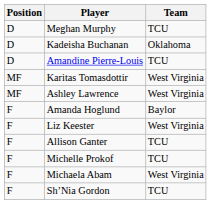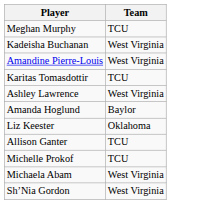- column: (24, 12)
(169, 45) Oklahoma -> (136, 45) West Virginia
(158, 61) TCU -> (136, 61) West Virginia
(176, 77) West Virginia -> (118, 77) TCU
(176, 126) West Virginia -> (129, 126) Oklahoma
(158, 191) TCU -> (136, 191) West Virginia
